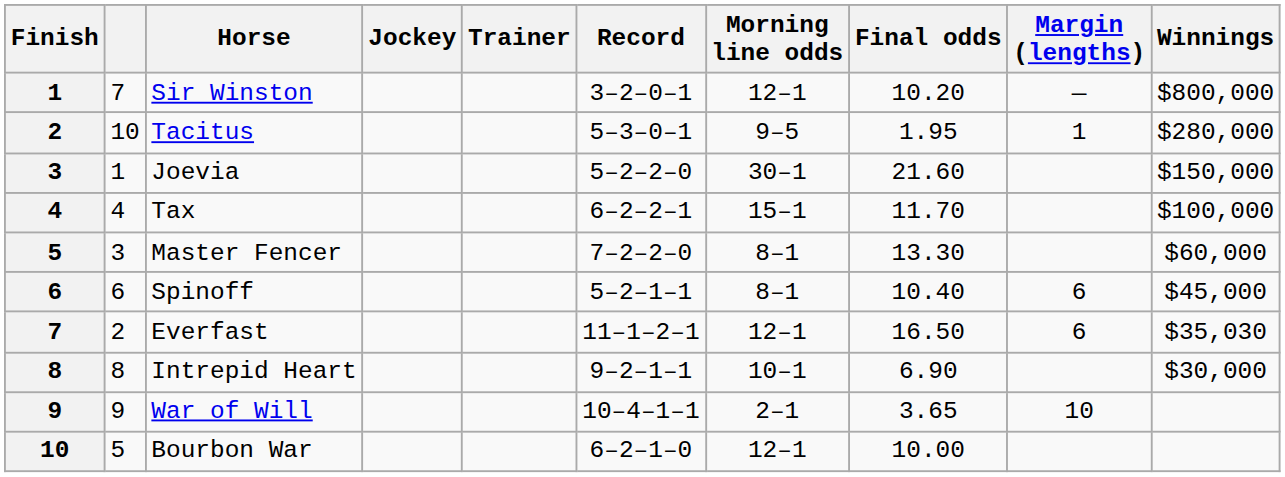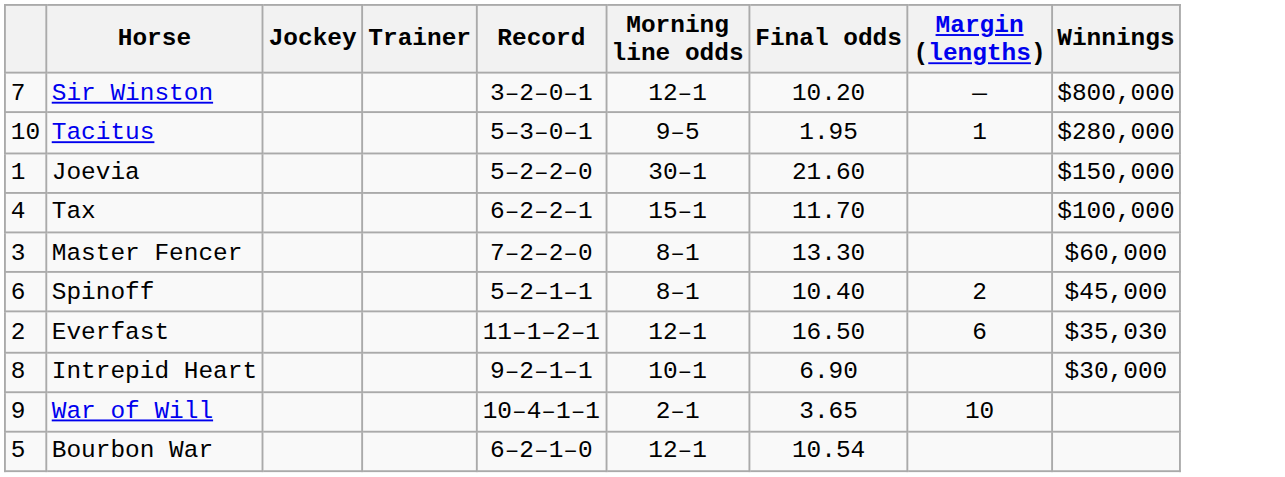- column: (55, 39)
(1079, 292) 6 -> (980, 292) 2
(928, 451) 10.00 -> (829, 451) 10.54
